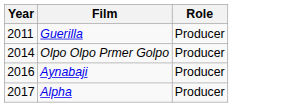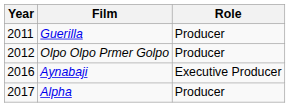(21, 53) 2014 -> (21, 53) 2012
(200, 72) Producer -> (228, 72) Executive Producer
